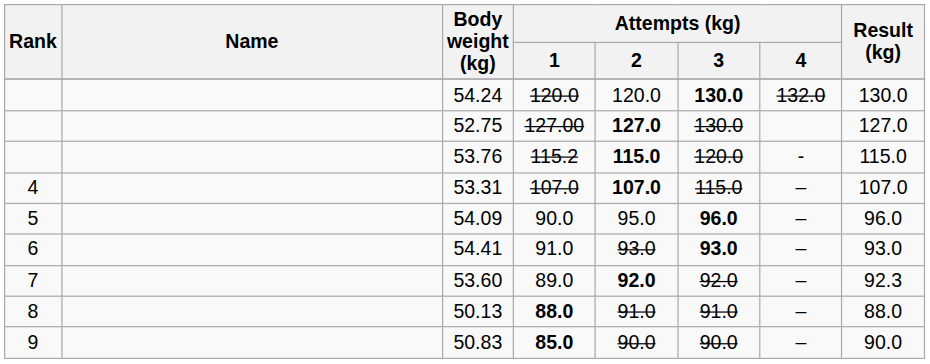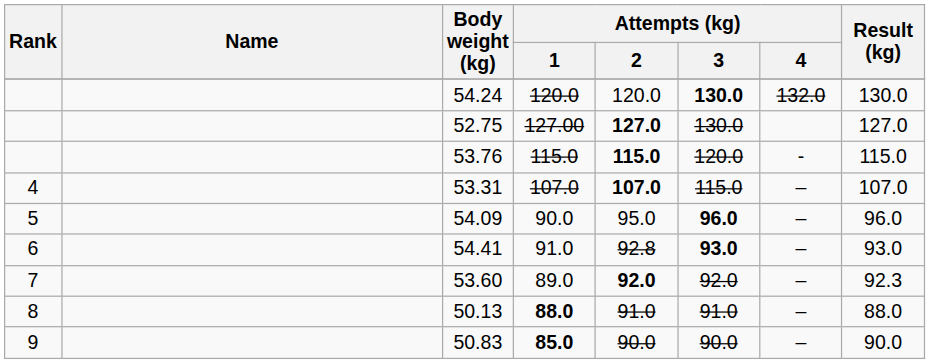(554, 156) 115.2 -> (554, 156) 115.0
(637, 249) 93.0 -> (637, 249) 92.8
